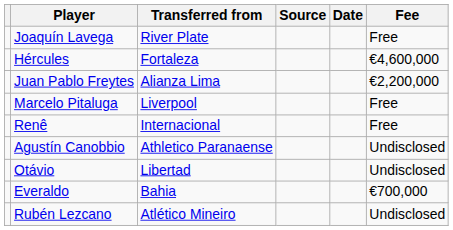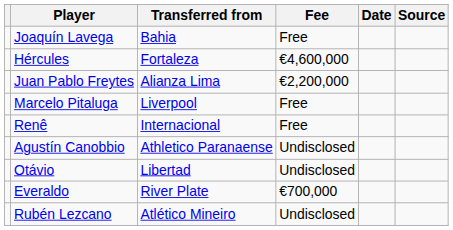columns swapped: (407, 15) <-> (303, 15)
(174, 37) River Plate -> (158, 37) Bahia
(158, 192) Bahia -> (174, 192) River Plate
